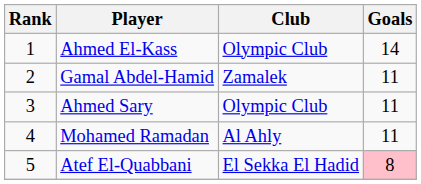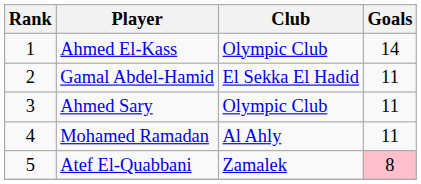(255, 77) Zamalek -> (291, 77) El Sekka El Hadid
(291, 164) El Sekka El Hadid -> (255, 164) Zamalek
